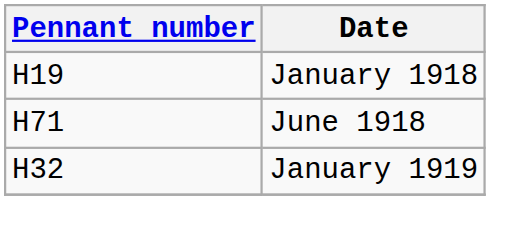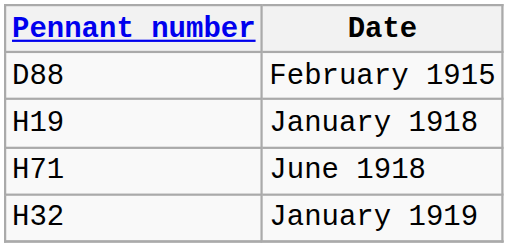+ row: (382, 76)
